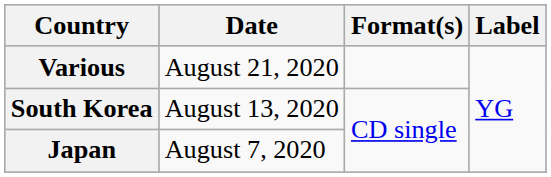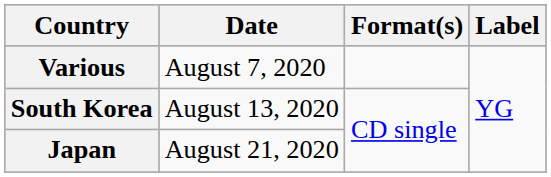(252, 66) August 21, 2020 -> (245, 66) August 7, 2020
(245, 150) August 7, 2020 -> (252, 150) August 21, 2020
